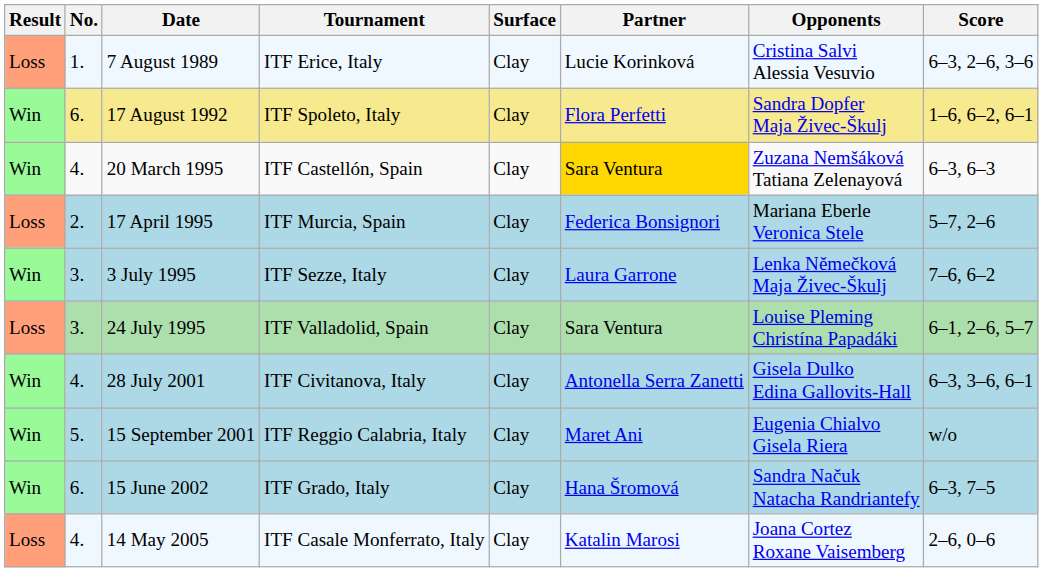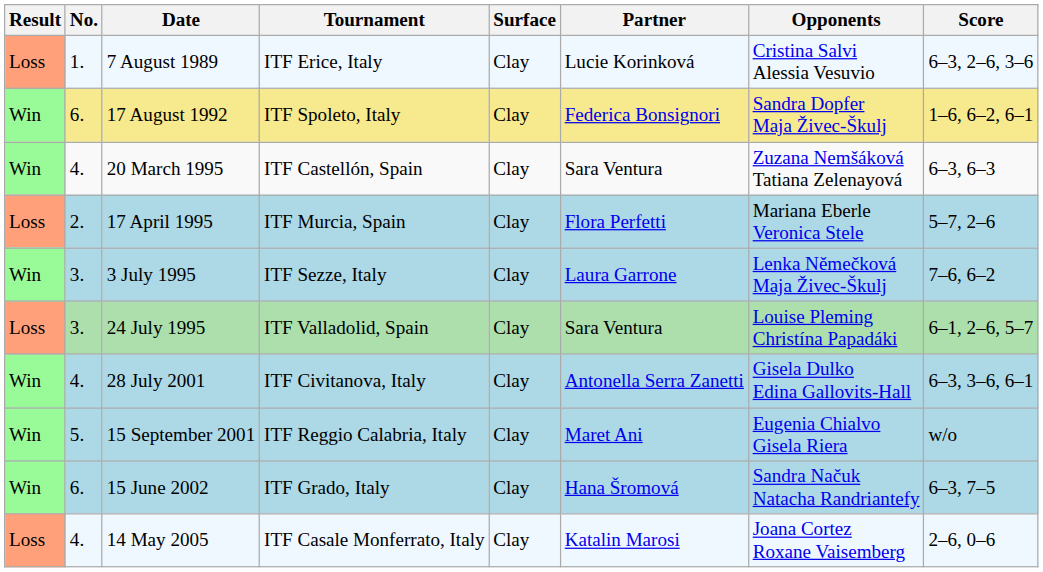(615, 114) Flora Perfetti -> (642, 114) Federica Bonsignori
(614, 167) gold background -> (614, 167) no background
(642, 220) Federica Bonsignori -> (615, 220) Flora Perfetti
